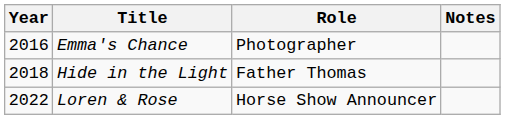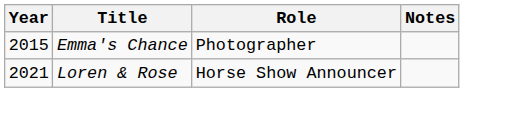(29, 46) 2016 -> (29, 46) 2015
- row: (142, 73)
(29, 100) 2022 -> (29, 73) 2021
